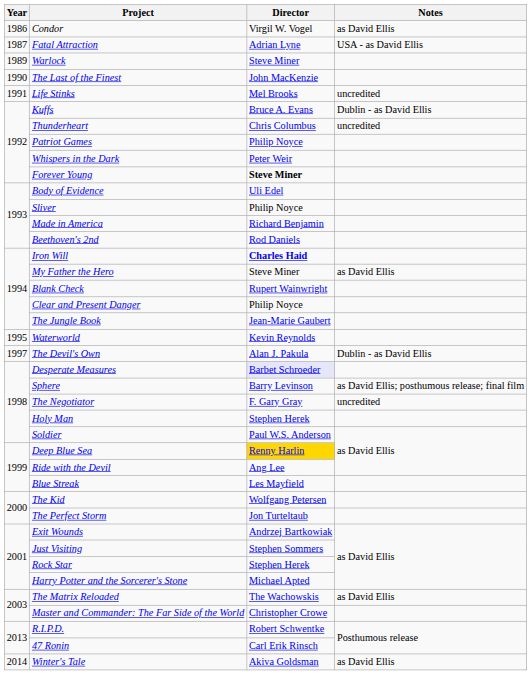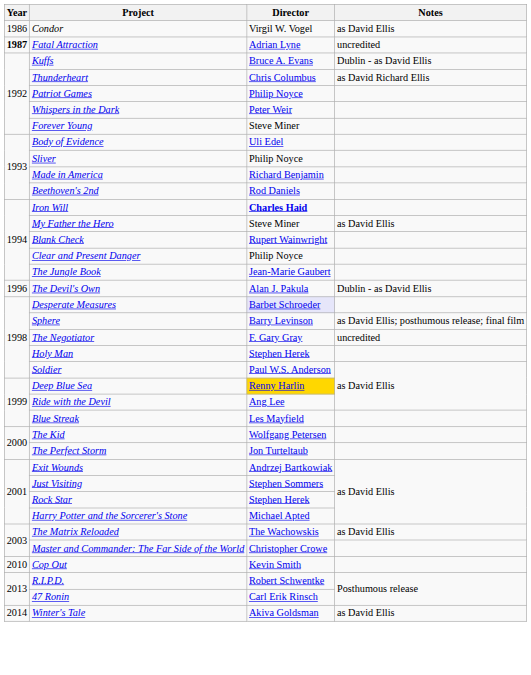(17, 45) normal -> (17, 45) bold
(380, 45) USA - as David Ellis -> (359, 45) uncredited
- row: (49, 61)
- row: (77, 77)
- row: (53, 93)
(359, 126) uncredited -> (383, 77) as David Richard Ellis
(276, 175) bold -> (274, 126) normal
- row: (56, 337)
(17, 353) 1997 -> (17, 288) 1996
+ row: (49, 564)
